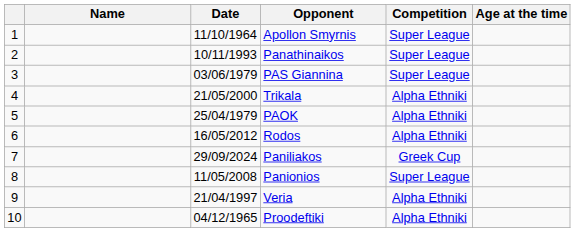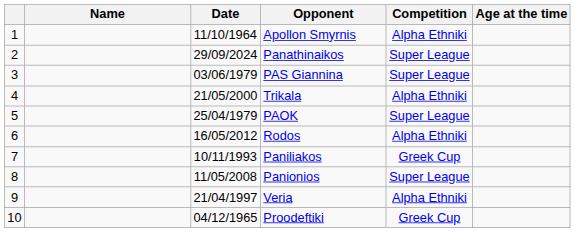(429, 34) Super League -> (429, 34) Alpha Ethniki
(225, 55) 10/11/1993 -> (225, 55) 29/09/2024
(429, 116) Alpha Ethniki -> (429, 116) Super League
(225, 156) 29/09/2024 -> (225, 156) 10/11/1993
(429, 217) Alpha Ethniki -> (429, 217) Greek Cup
